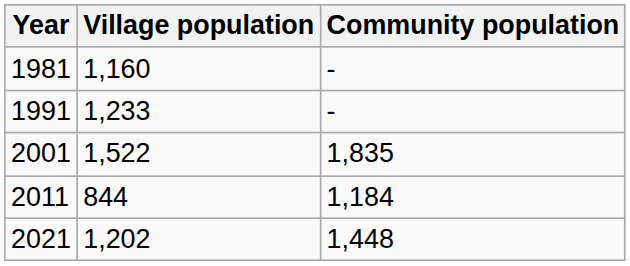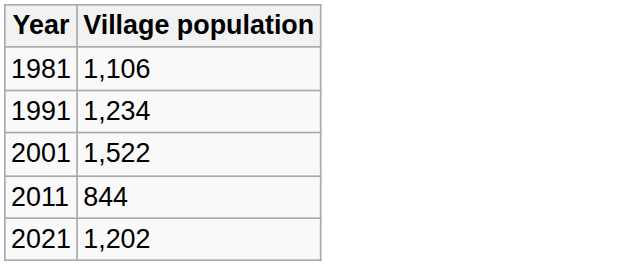- column: (473, 25)
(117, 68) 1,160 -> (117, 68) 1,106
(117, 111) 1,233 -> (117, 111) 1,234
